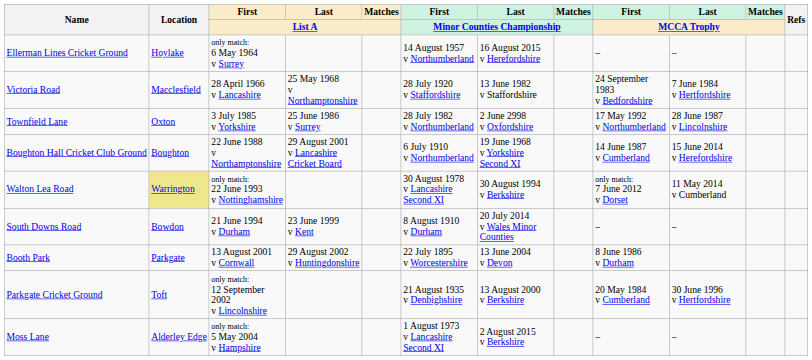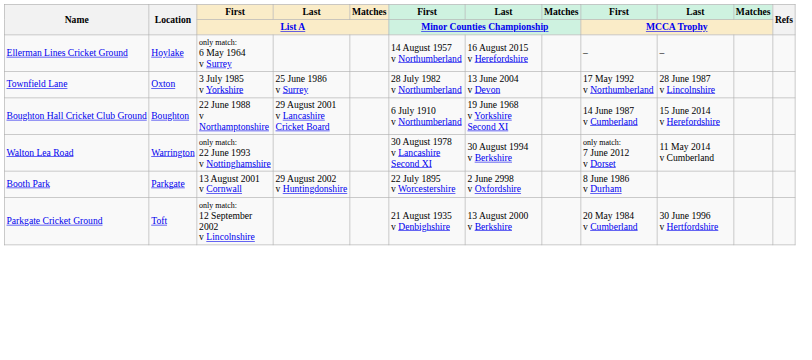- row: (33, 90)
(506, 121) 2 June 2998 v Oxfordshire -> (493, 84) 13 June 2004 v Devon
(173, 189) khaki background -> (173, 153) no background
- row: (44, 226)
(505, 258) 13 June 2004 v Devon -> (494, 184) 2 June 2998 v Oxfordshire
- row: (28, 337)
